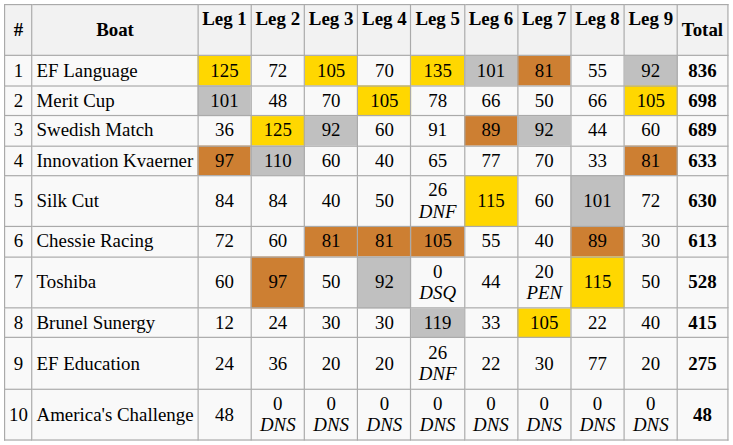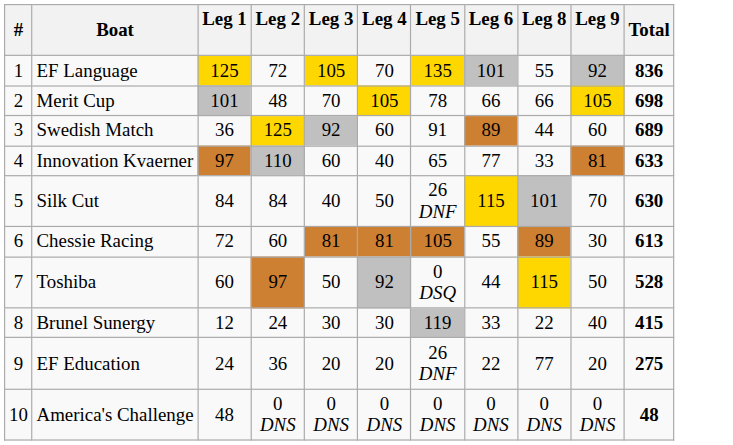- column: (544, 19)
(651, 201) 72 -> (598, 201) 70
